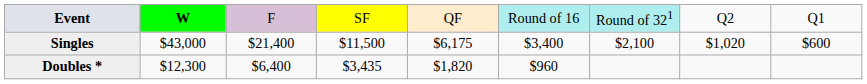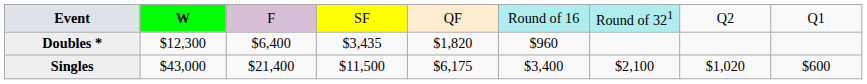rows swapped: (72, 43) <-> (72, 67)
